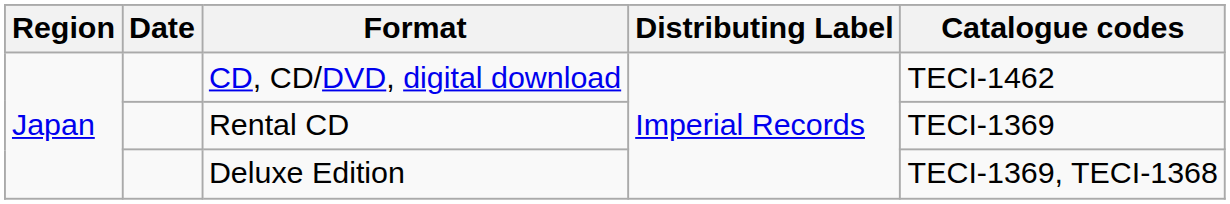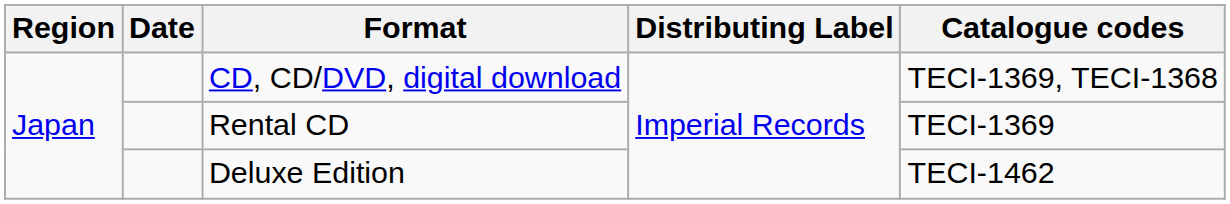(981, 76) TECI-1462 -> (1063, 76) TECI-1369, TECI-1368
(1063, 173) TECI-1369, TECI-1368 -> (981, 173) TECI-1462
